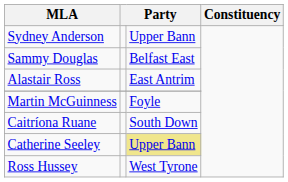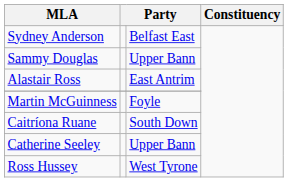(162, 36) Upper Bann -> (162, 36) Belfast East
(162, 58) Belfast East -> (162, 58) Upper Bann
(162, 144) khaki background -> (162, 144) no background
